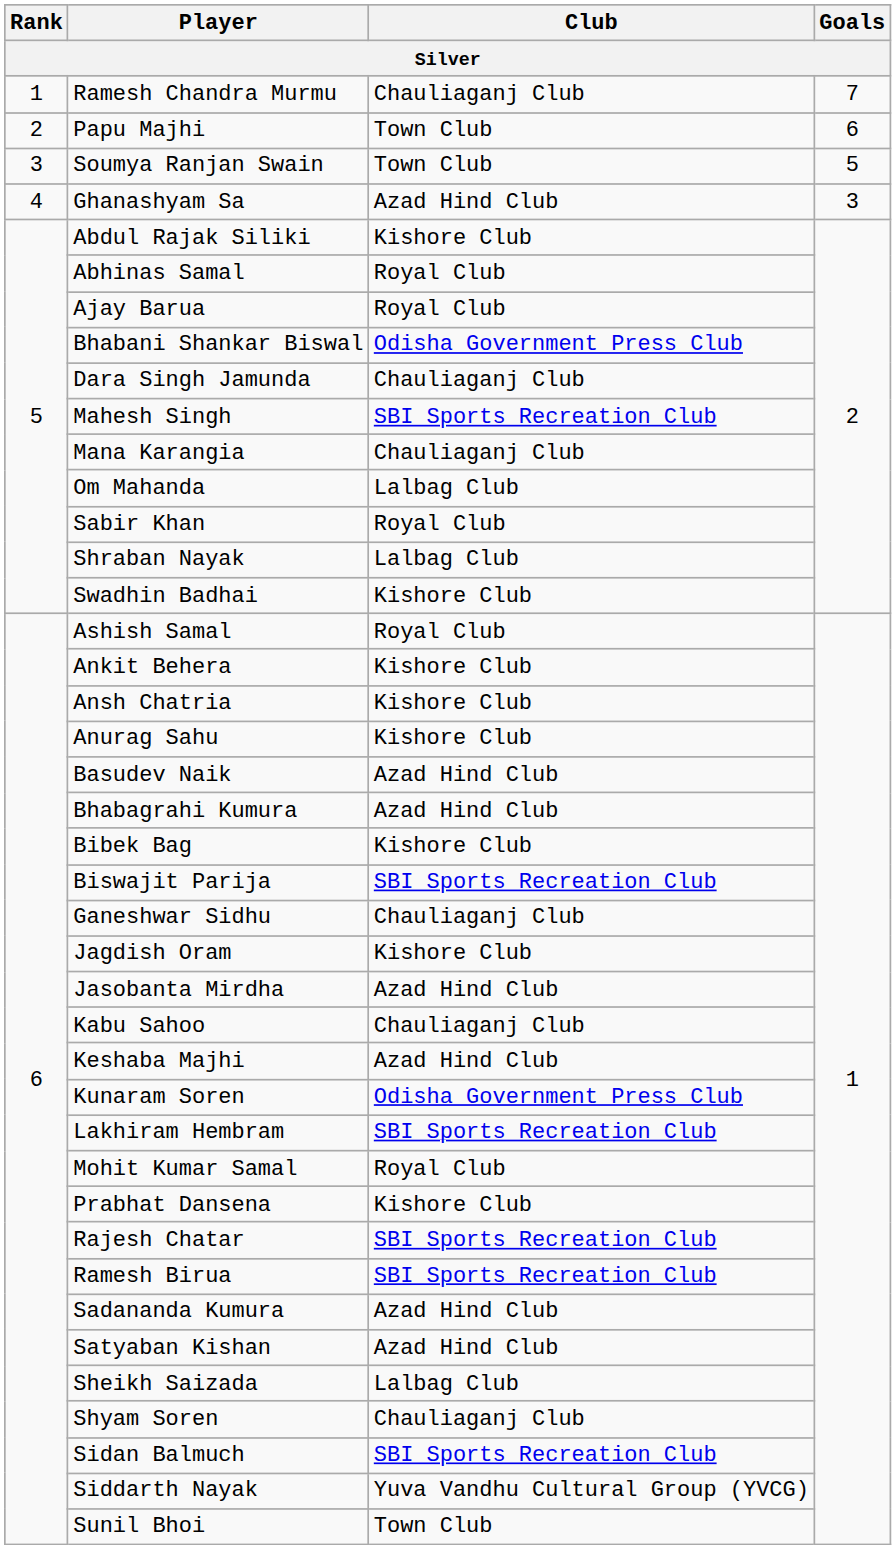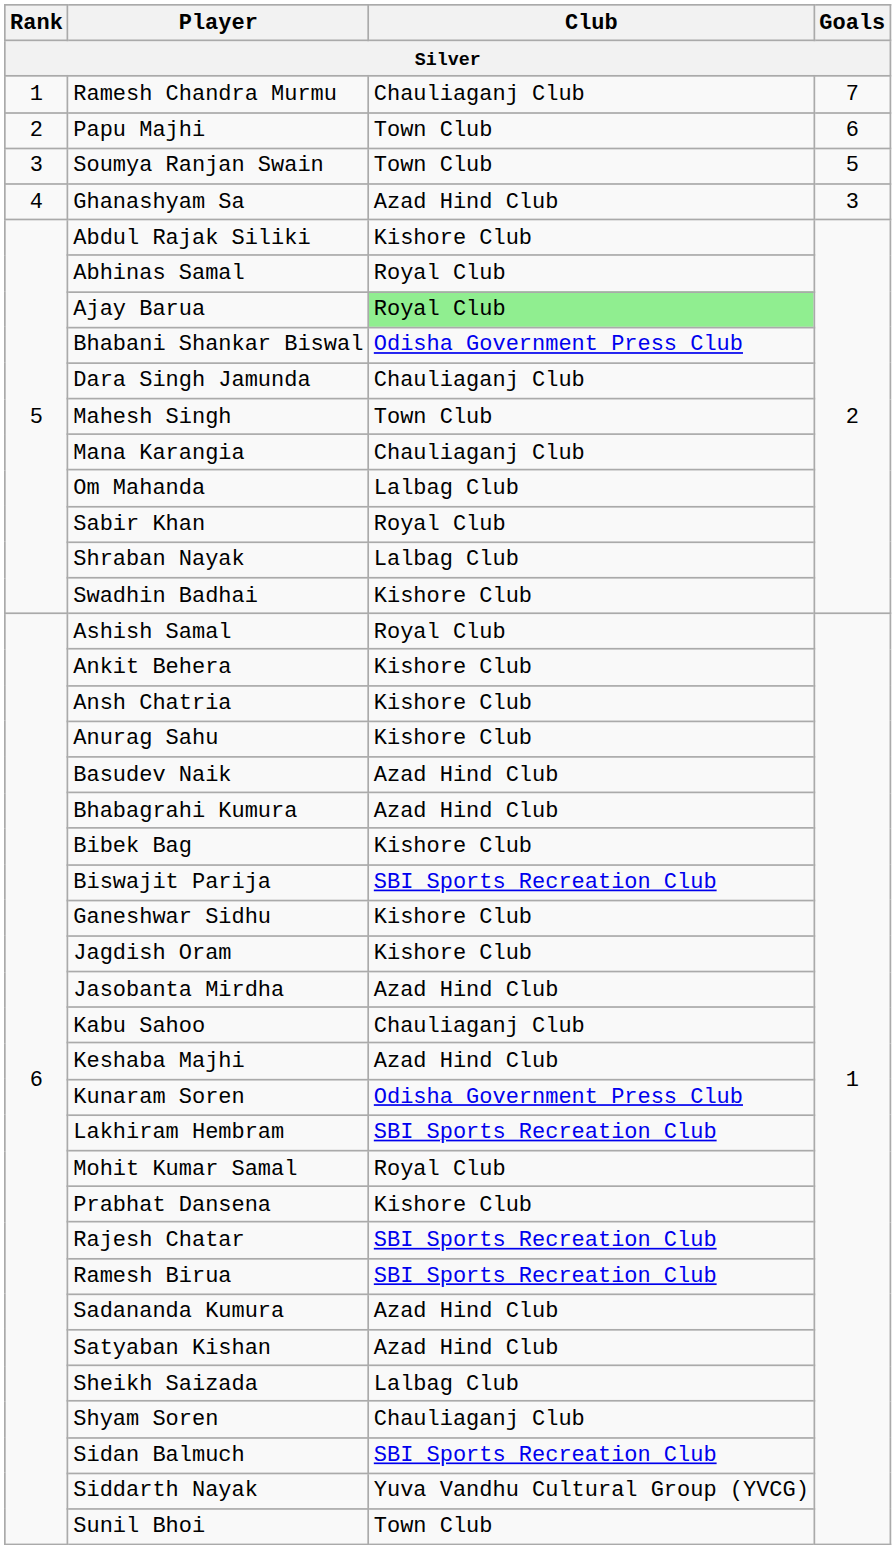(440, 309) no background -> (440, 309) lightgreen background
(545, 417) SBI Sports Recreation Club -> (433, 417) Town Club
(479, 918) Chauliaganj Club -> (453, 918) Kishore Club
